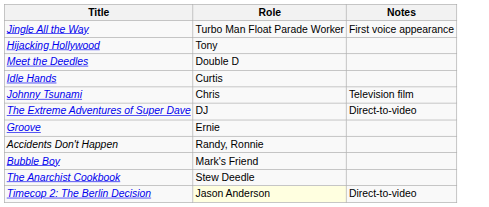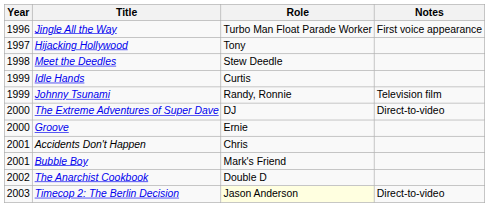+ column: (18, 12)
(217, 62) Double D -> (253, 62) Stew Deedle
(208, 95) Chris -> (257, 95) Randy, Ronnie
(230, 144) Randy, Ronnie -> (236, 144) Chris
(225, 177) Stew Deedle -> (245, 177) Double D
